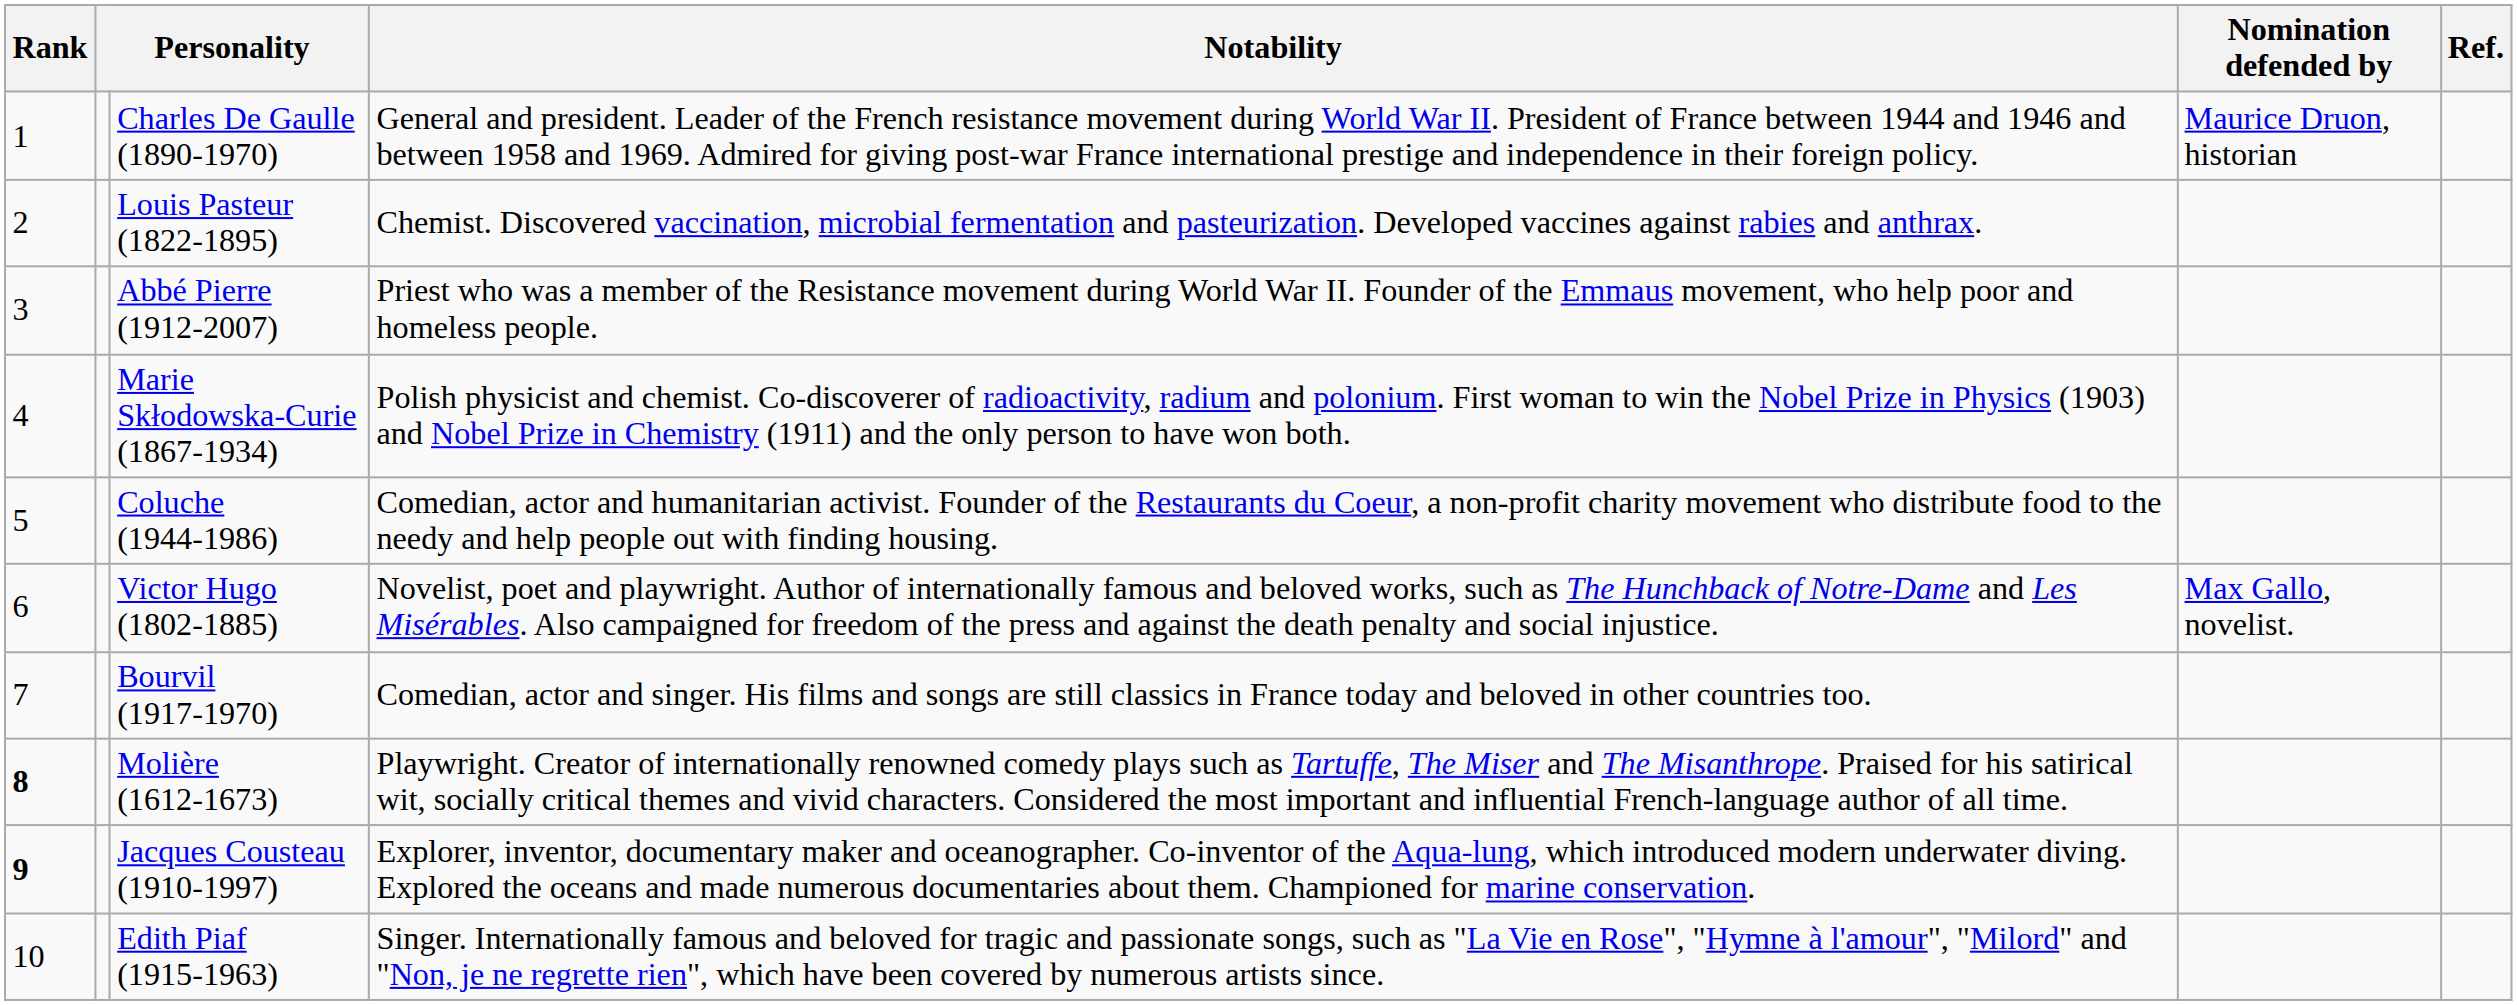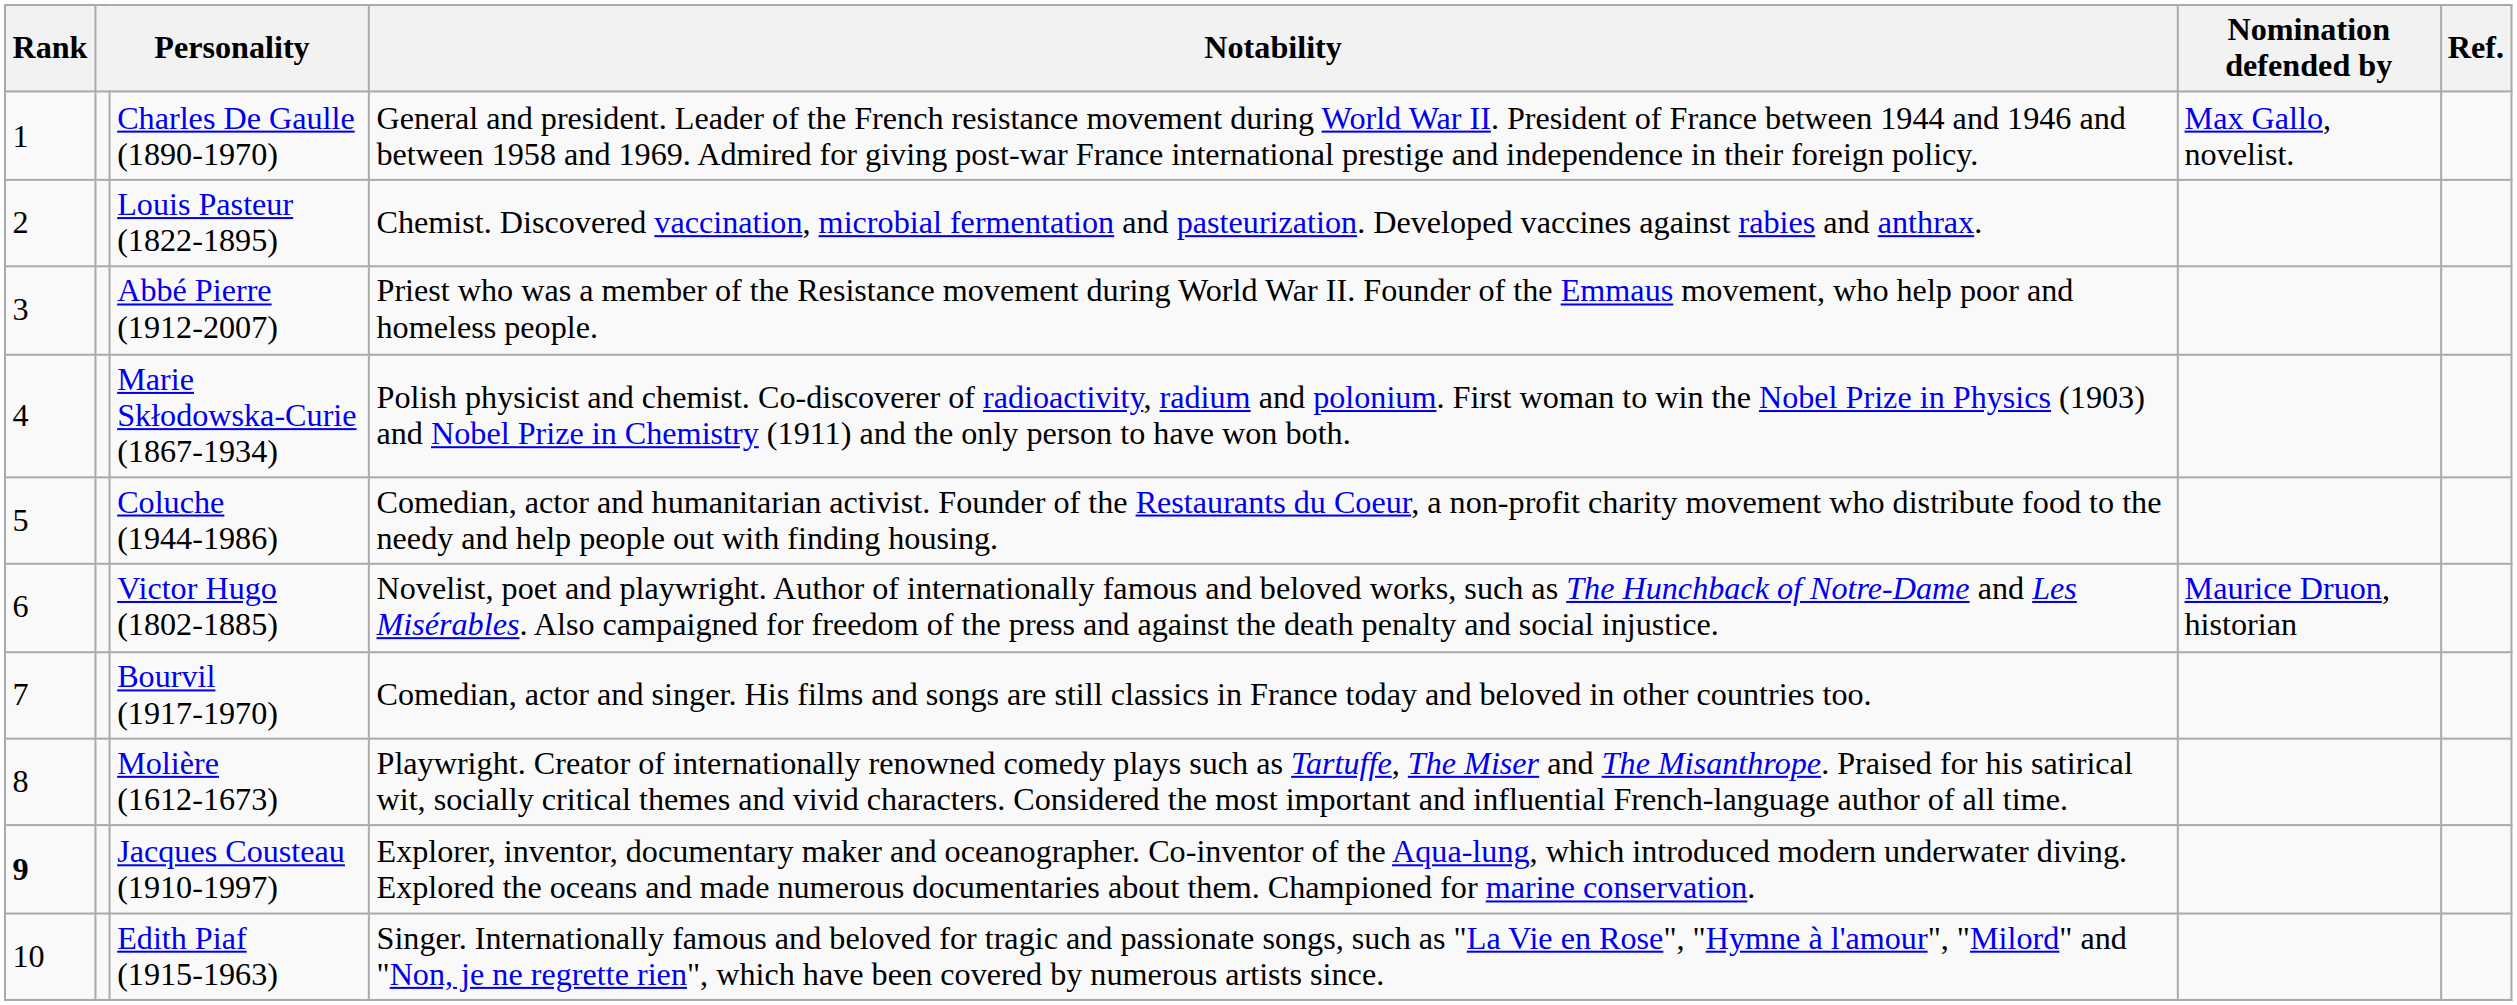(2287, 135) Maurice Druon, historian -> (2258, 135) Max Gallo, novelist.
(2258, 607) Max Gallo, novelist. -> (2287, 607) Maurice Druon, historian
(20, 781) bold -> (20, 781) normal
